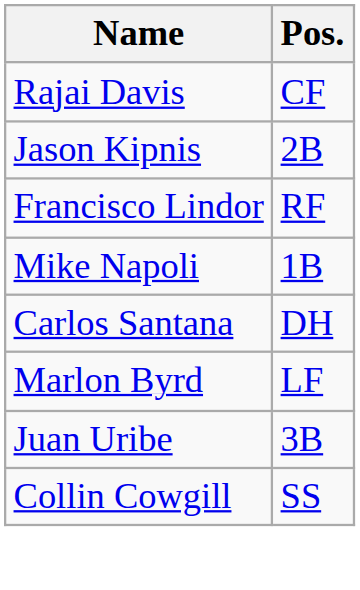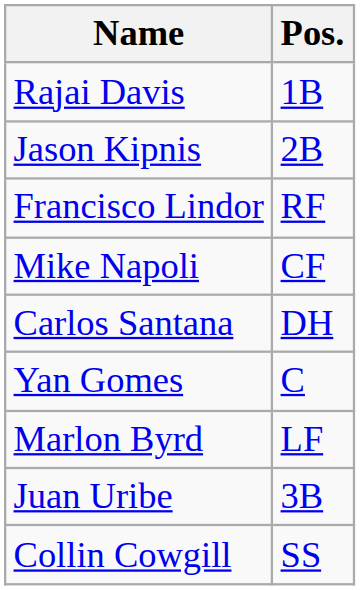(303, 91) CF -> (302, 91) 1B
(302, 264) 1B -> (303, 264) CF
+ row: (98, 380)
